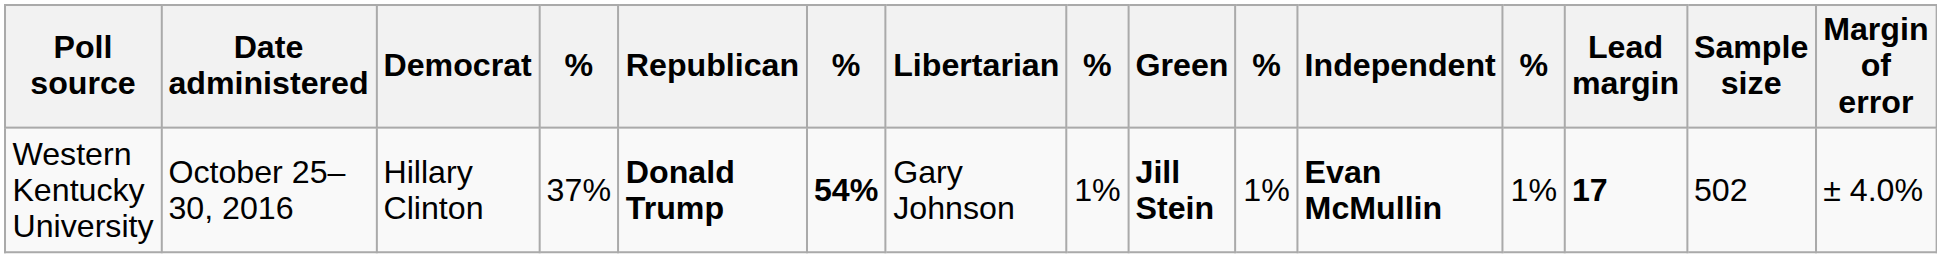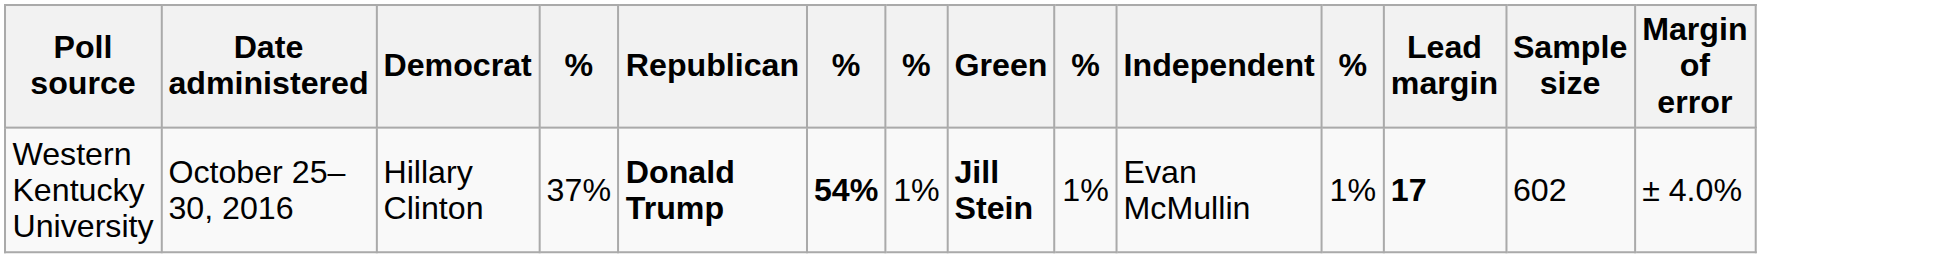- column: (976, 66)
(1373, 189) bold -> (1187, 189) normal
(1721, 189) 502 -> (1540, 189) 602
